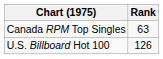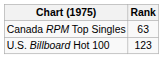(143, 45) 126 -> (143, 45) 123
